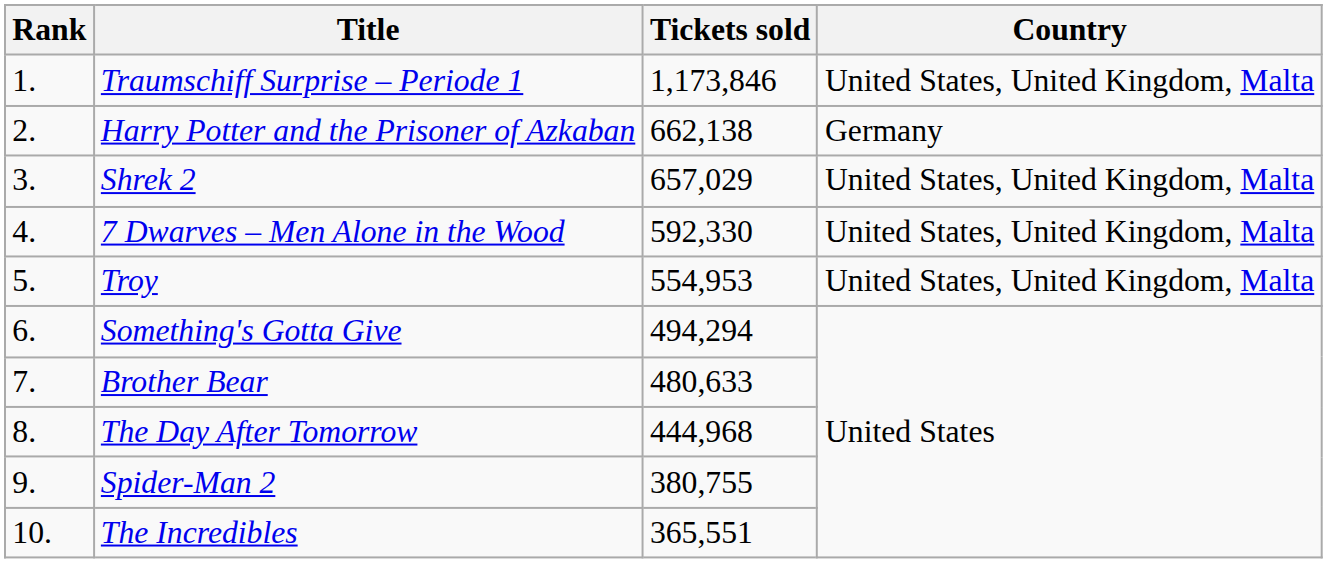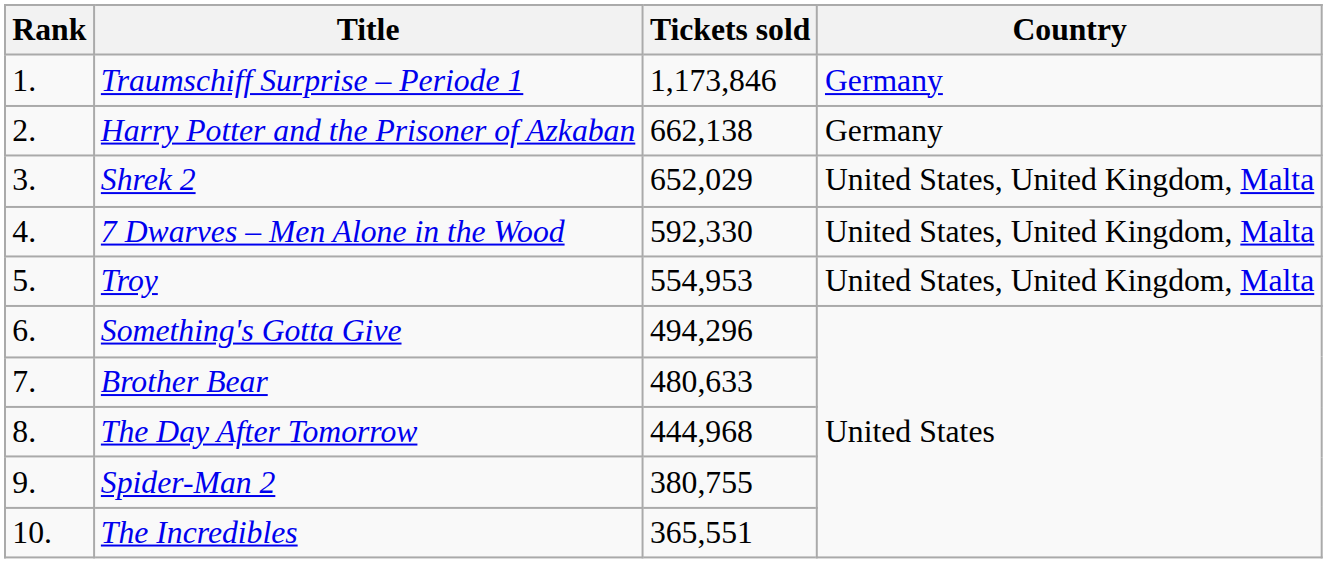(1070, 79) United States, United Kingdom, Malta -> (884, 79) Germany
(701, 180) 657,029 -> (701, 180) 652,029
(701, 331) 494,294 -> (701, 331) 494,296
